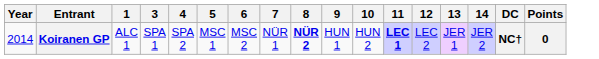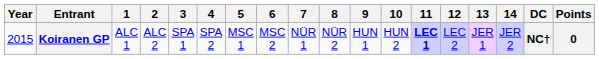+ column: (155, 13)
(20, 38) 2014 -> (20, 38) 2015
(306, 38) bold -> (334, 38) normal
